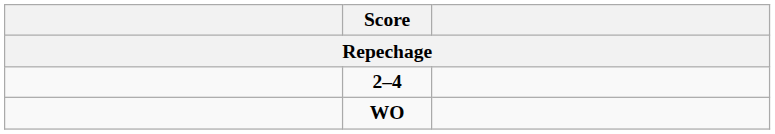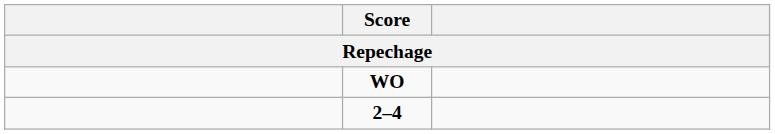rows swapped: (387, 81) <-> (387, 112)
